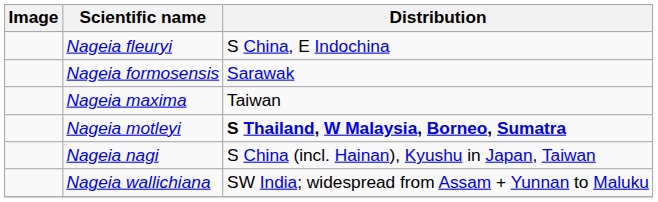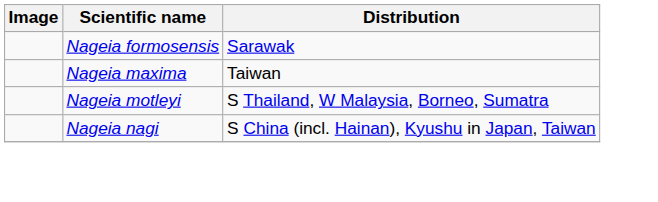- row: (119, 45)
(397, 127) bold -> (388, 100) normal
- row: (138, 182)
